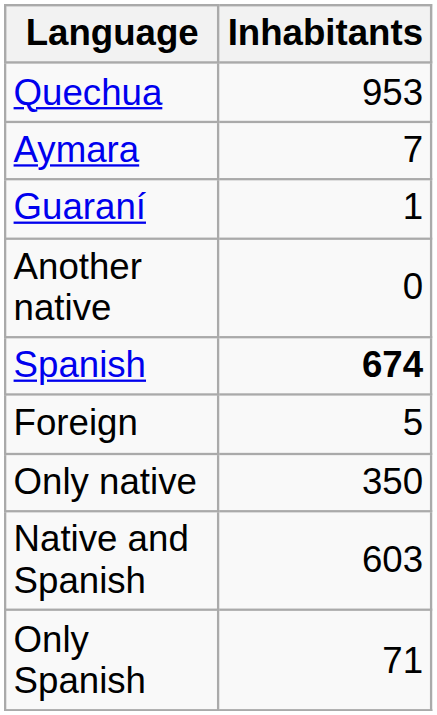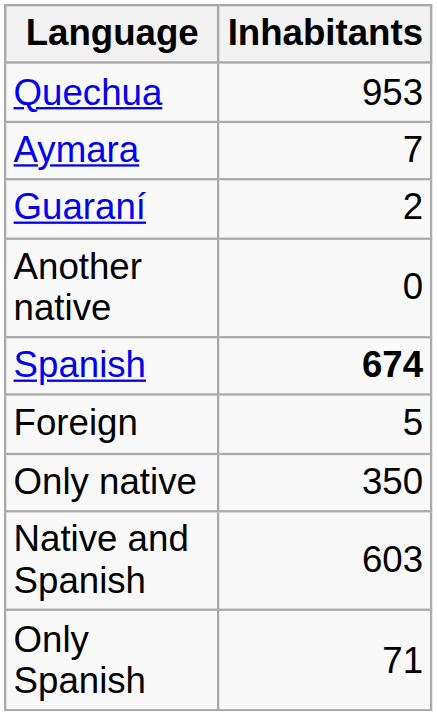(413, 207) 1 -> (413, 207) 2
